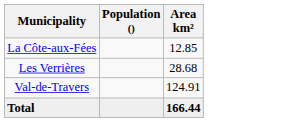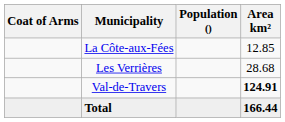+ column: (43, 21)
(183, 87) normal -> (260, 87) bold
